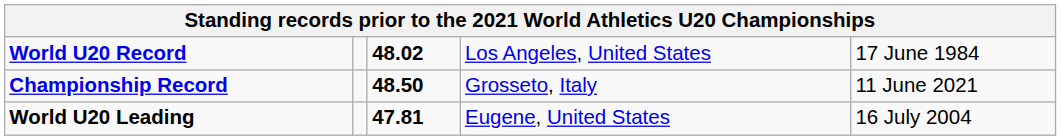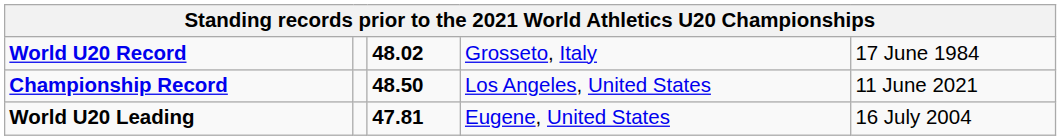(588, 53) Los Angeles, United States -> (531, 53) Grosseto, Italy
(531, 85) Grosseto, Italy -> (588, 85) Los Angeles, United States
